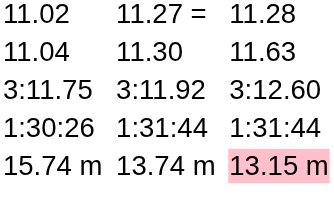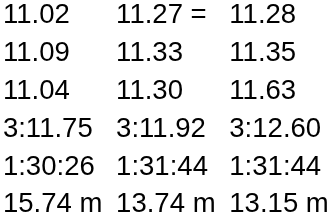+ row: (36, 52)
(279, 165) pink background -> (279, 203) no background
